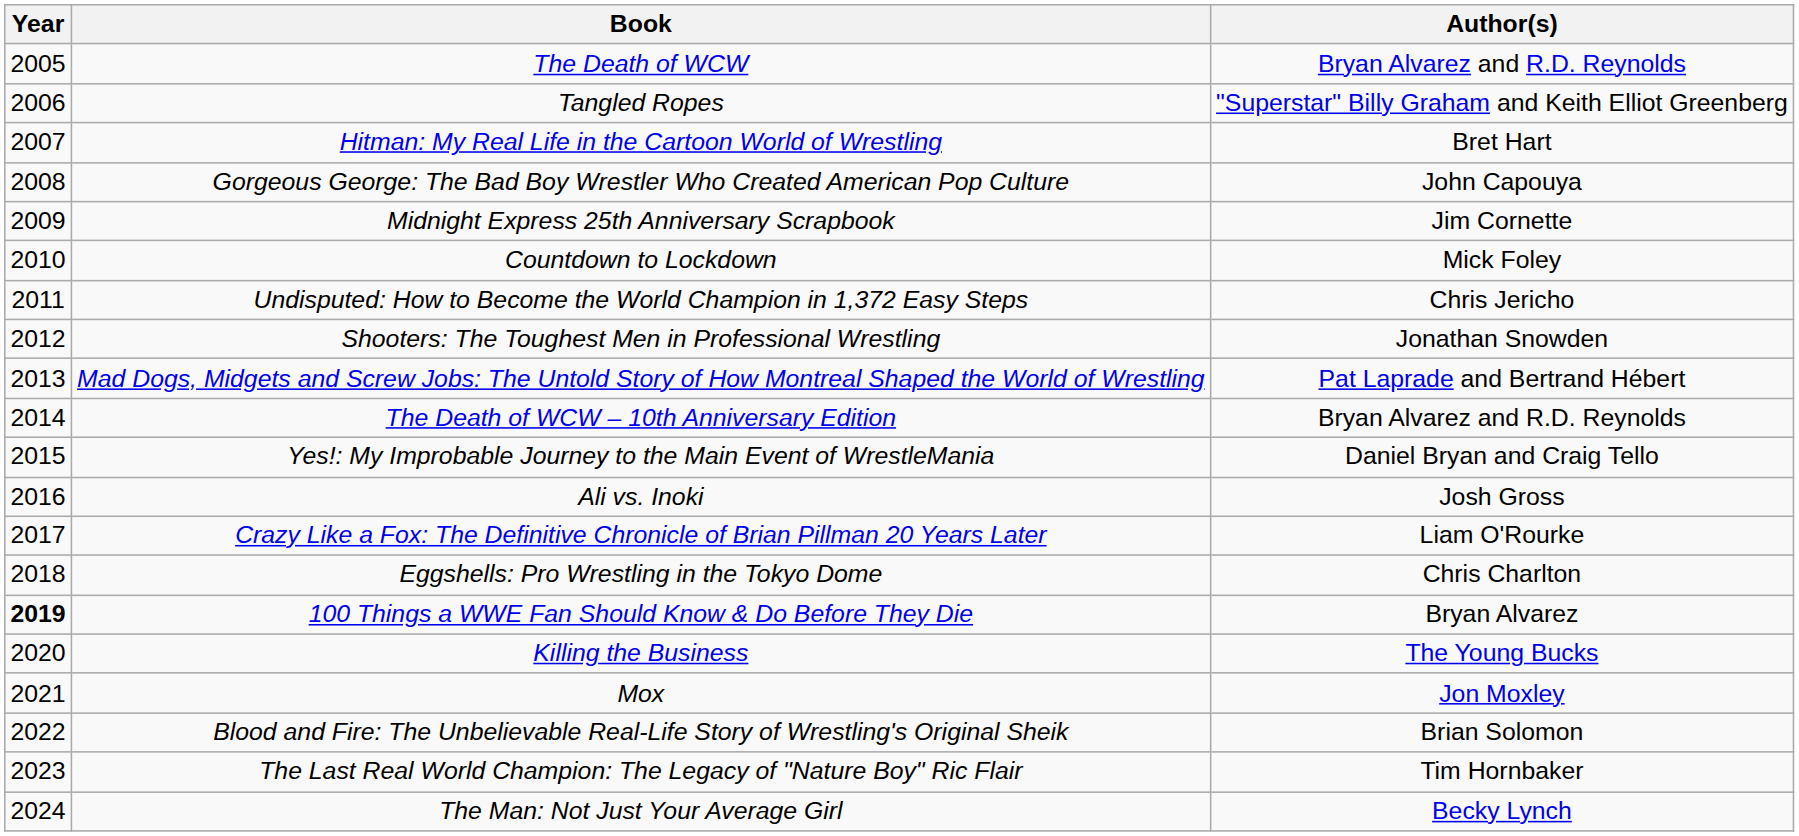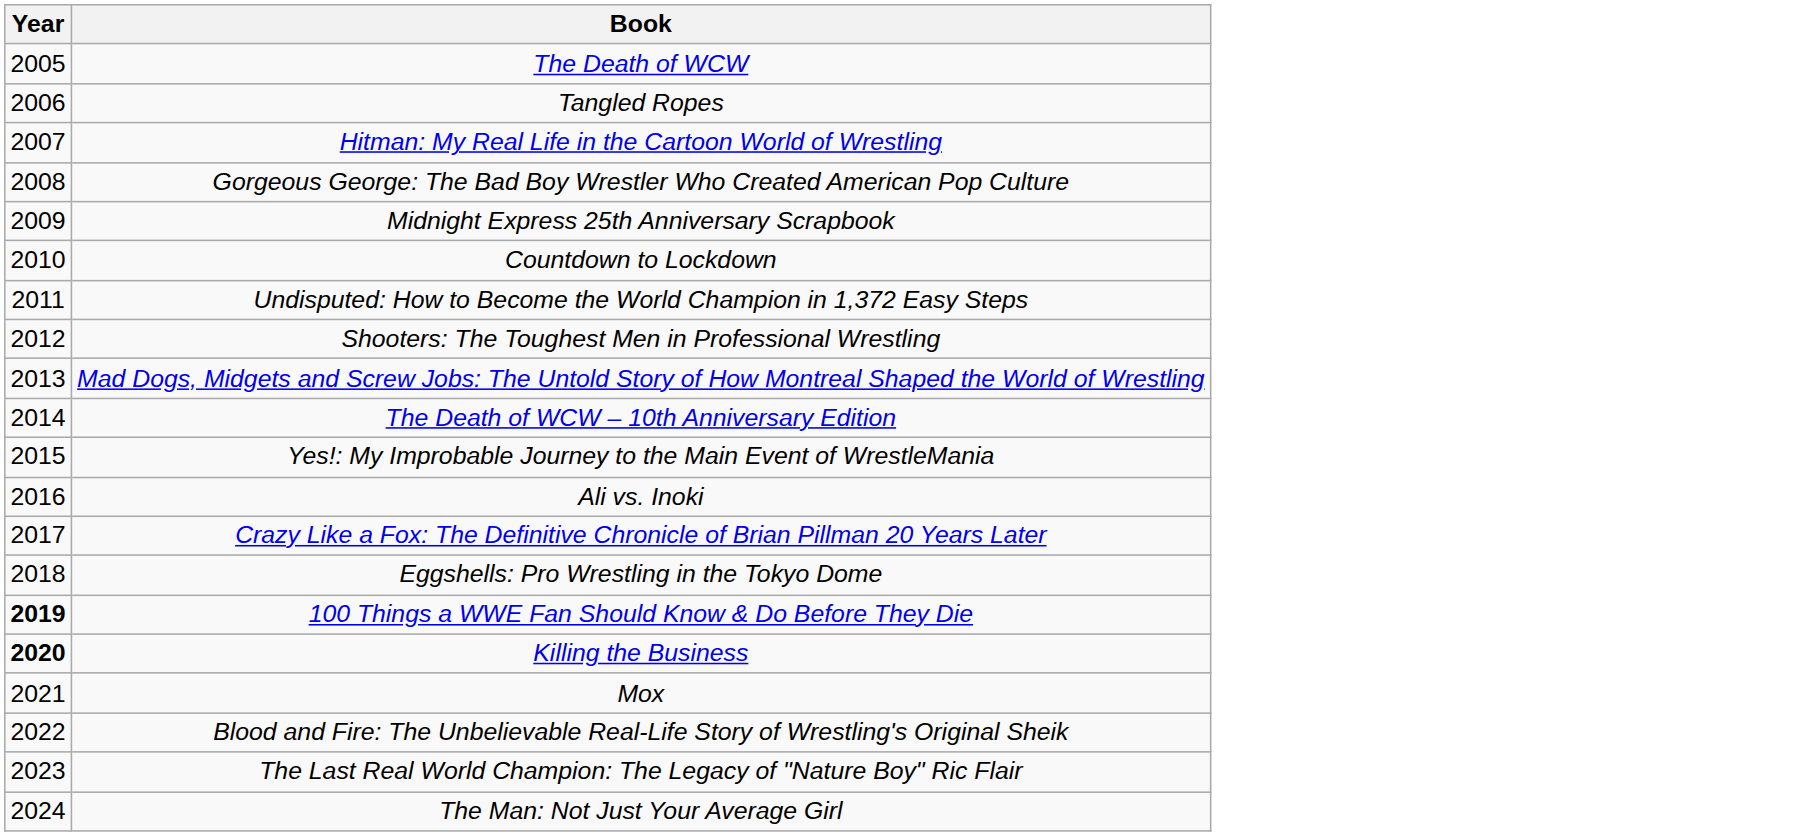- column: (1502, 24)
(38, 653) normal -> (38, 653) bold
